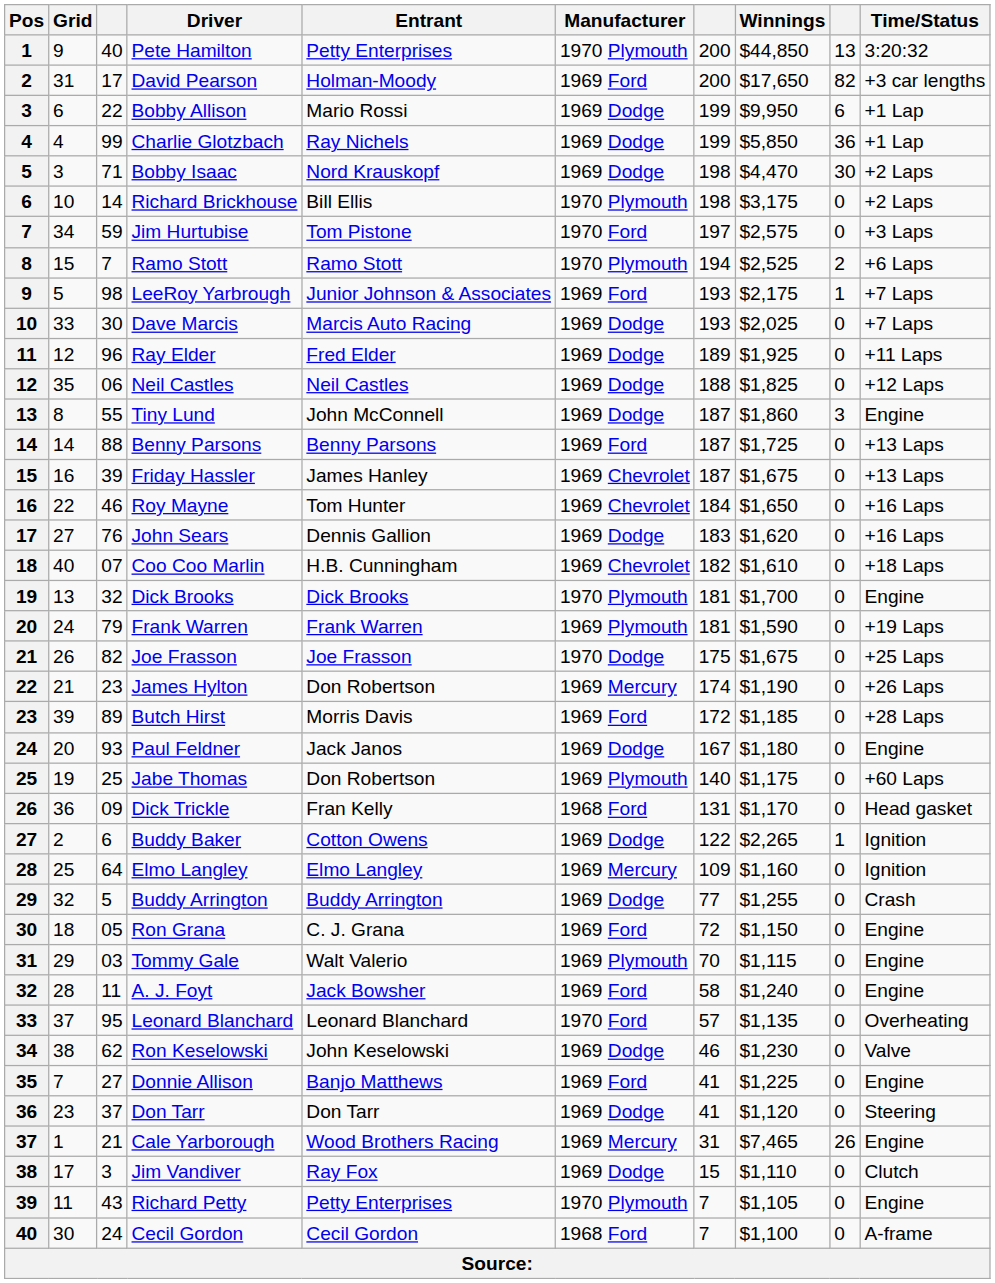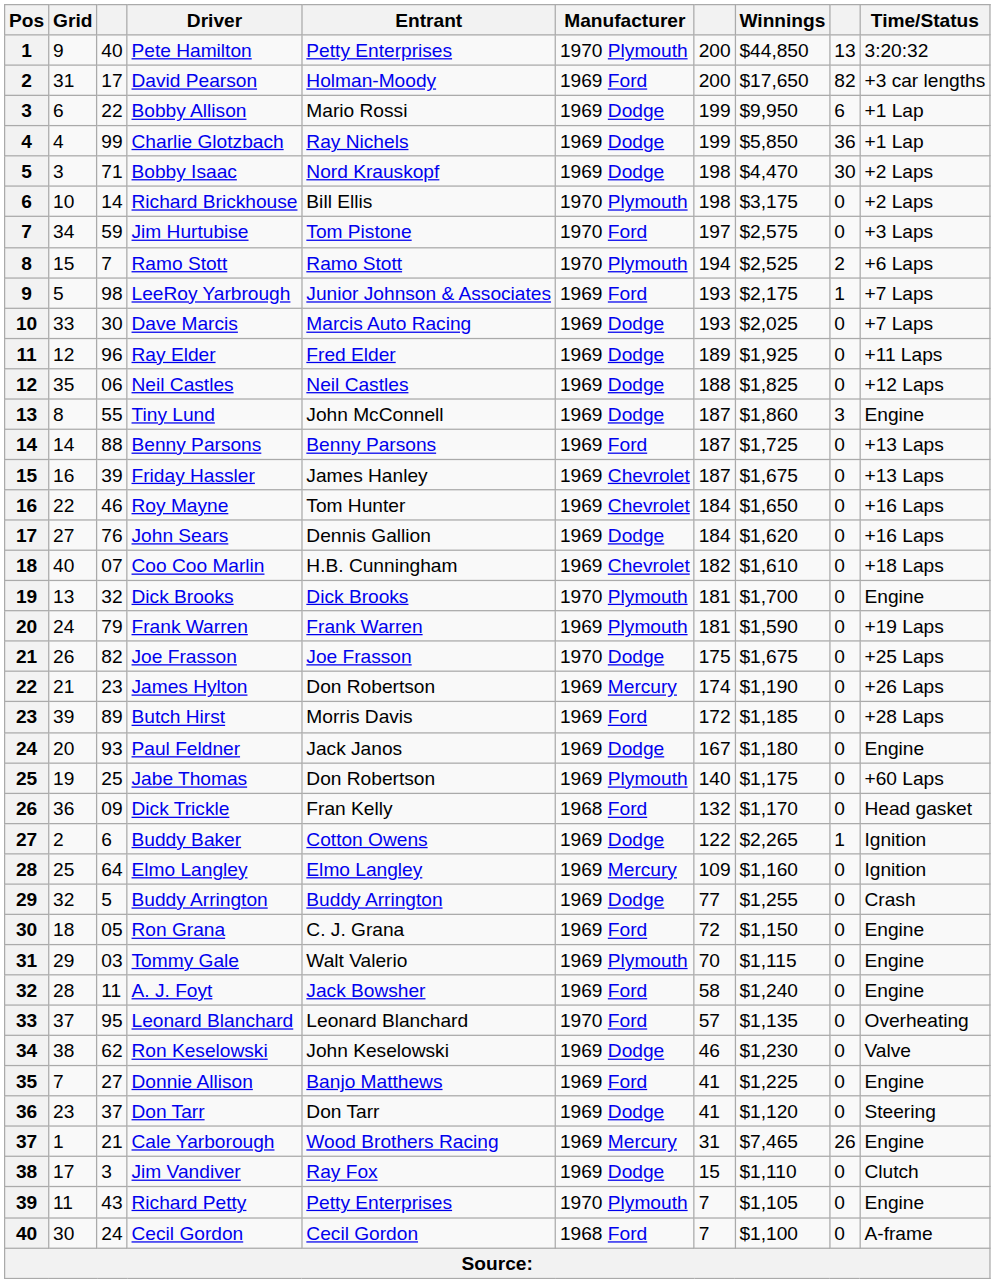(715, 535) 183 -> (715, 535) 184
(715, 808) 131 -> (715, 808) 132
